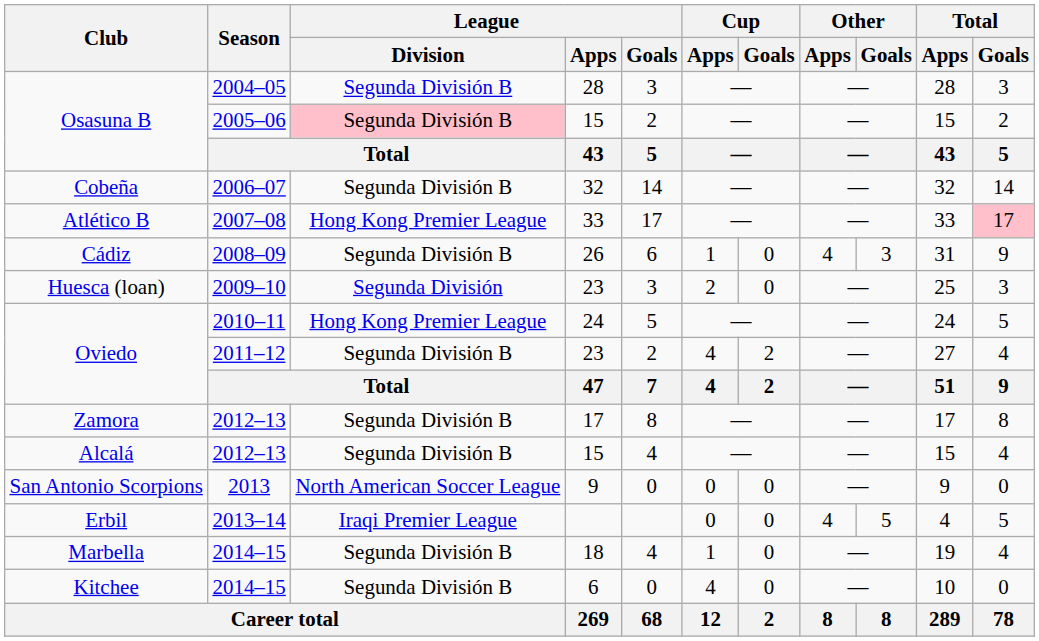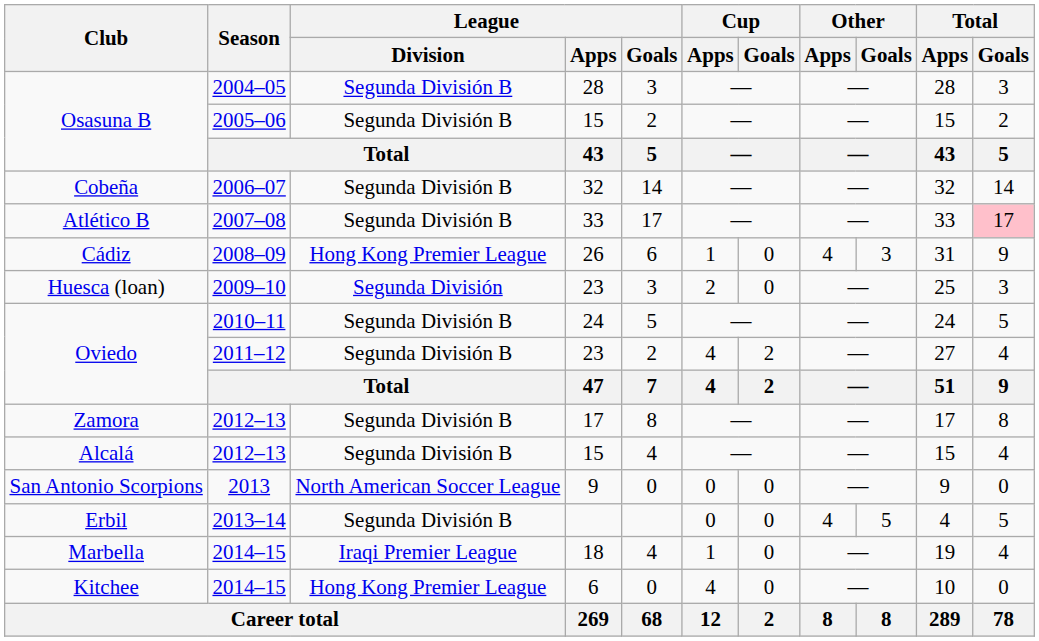(428, 120) pink background -> (428, 120) no background
(428, 220) Hong Kong Premier League -> (428, 220) Segunda División B
(428, 253) Segunda División B -> (428, 253) Hong Kong Premier League
(428, 320) Hong Kong Premier League -> (428, 320) Segunda División B
(428, 519) Iraqi Premier League -> (428, 519) Segunda División B
(428, 552) Segunda División B -> (428, 552) Iraqi Premier League
(428, 586) Segunda División B -> (428, 586) Hong Kong Premier League
